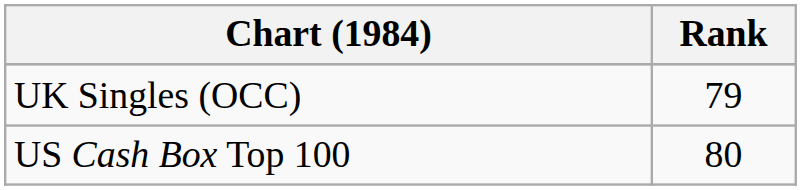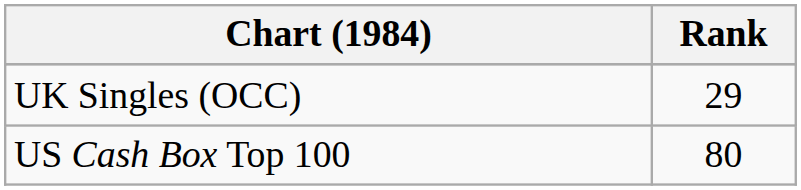(724, 94) 79 -> (724, 94) 29
